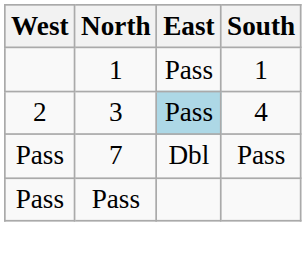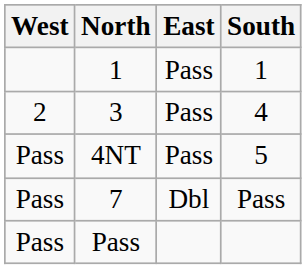(189, 112) lightblue background -> (189, 112) no background
+ row: (116, 155)
